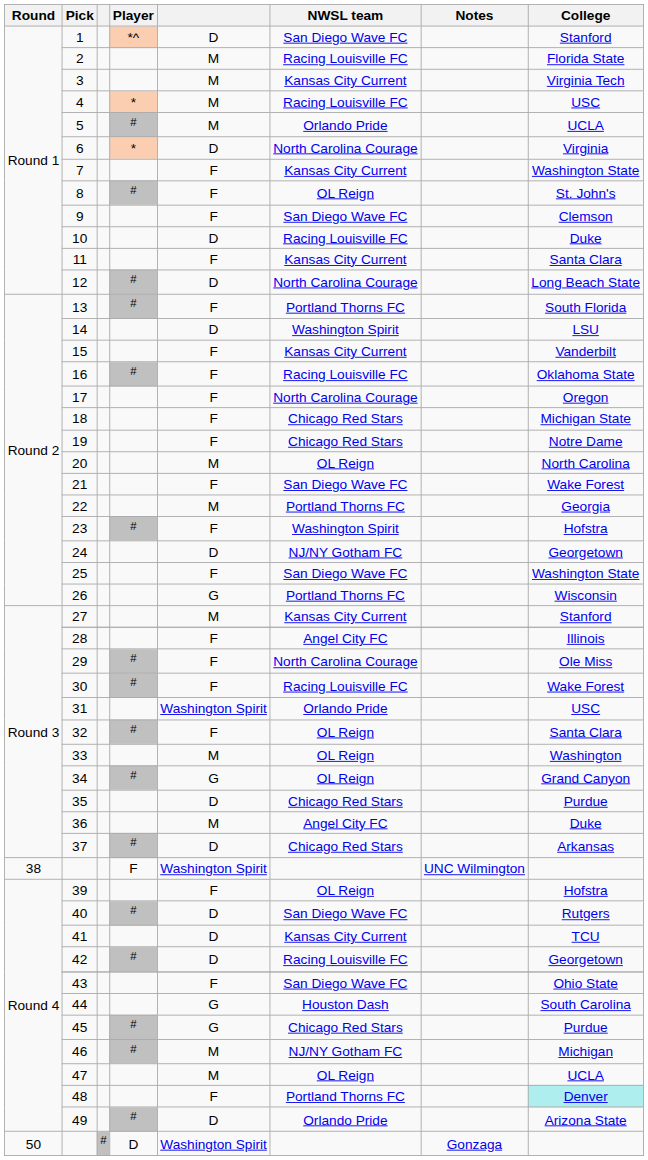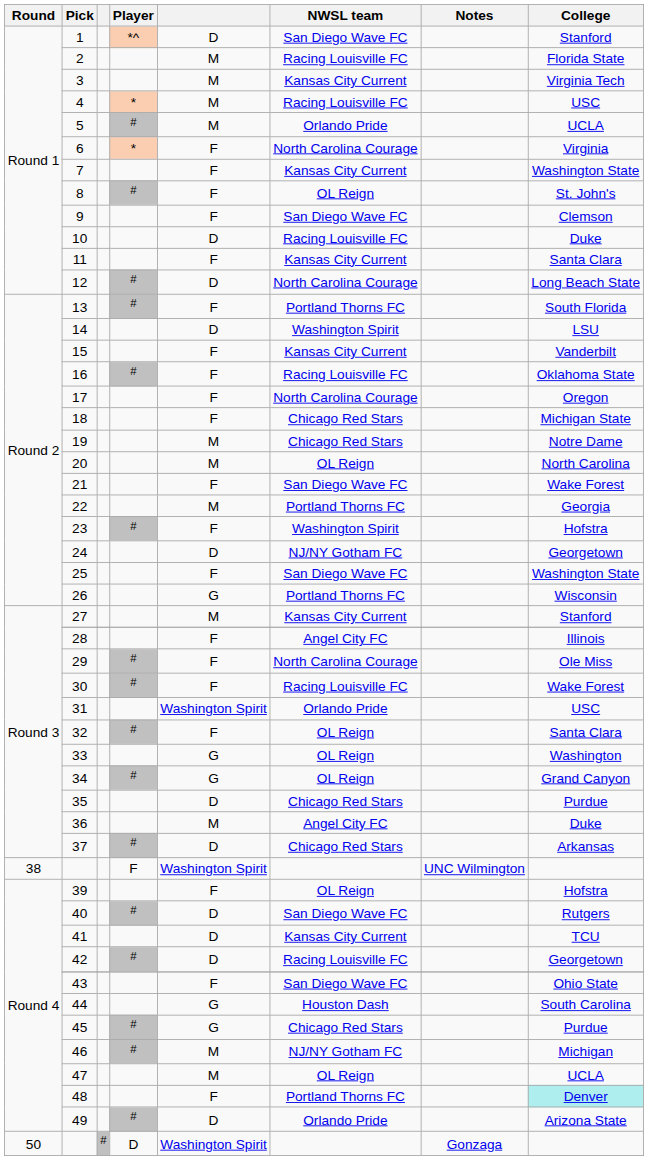(214, 148) D -> (214, 148) F
(214, 441) F -> (214, 441) M
(214, 755) M -> (214, 755) G
